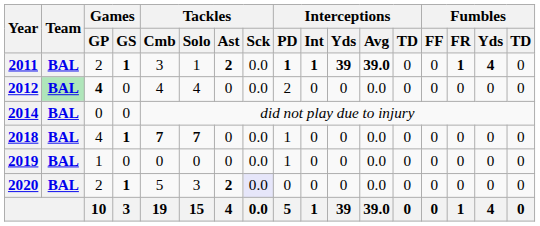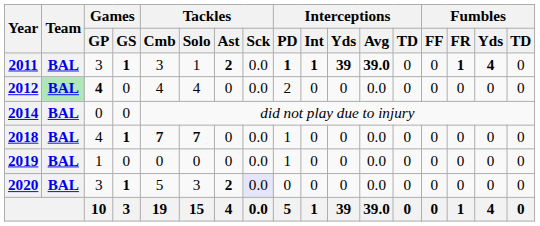(99, 64) 2 -> (99, 64) 3
(99, 185) 2 -> (99, 185) 3
